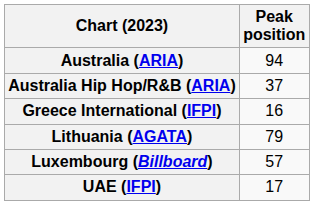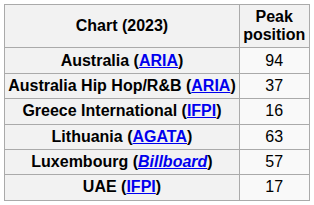(274, 136) 79 -> (274, 136) 63
